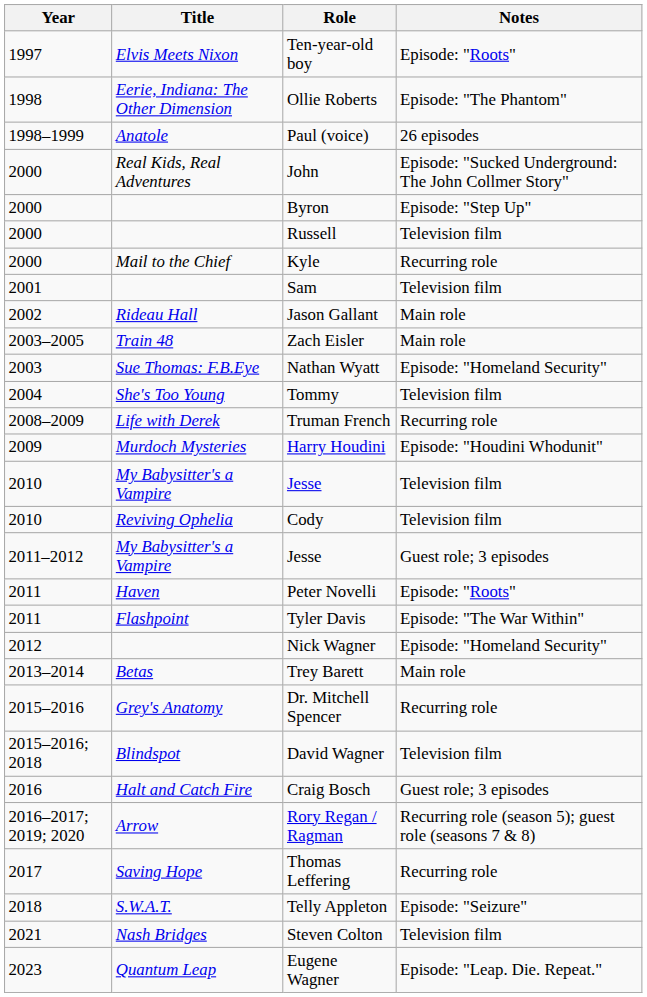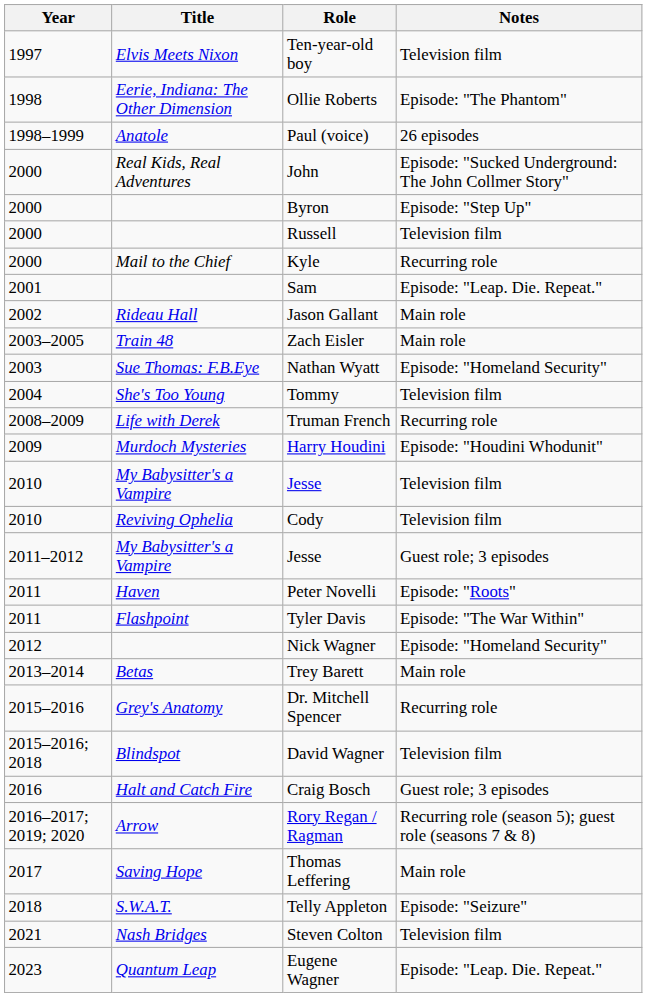(458, 53) Episode: "Roots" -> (451, 53) Television film
(451, 287) Television film -> (501, 287) Episode: "Leap. Die. Repeat."
(449, 871) Recurring role -> (433, 871) Main role
